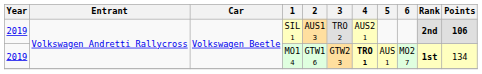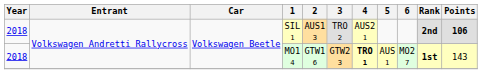(17, 31) 2019 -> (17, 31) 2018
(17, 56) 2019 -> (17, 56) 2018
(460, 56) 134 -> (460, 56) 143
